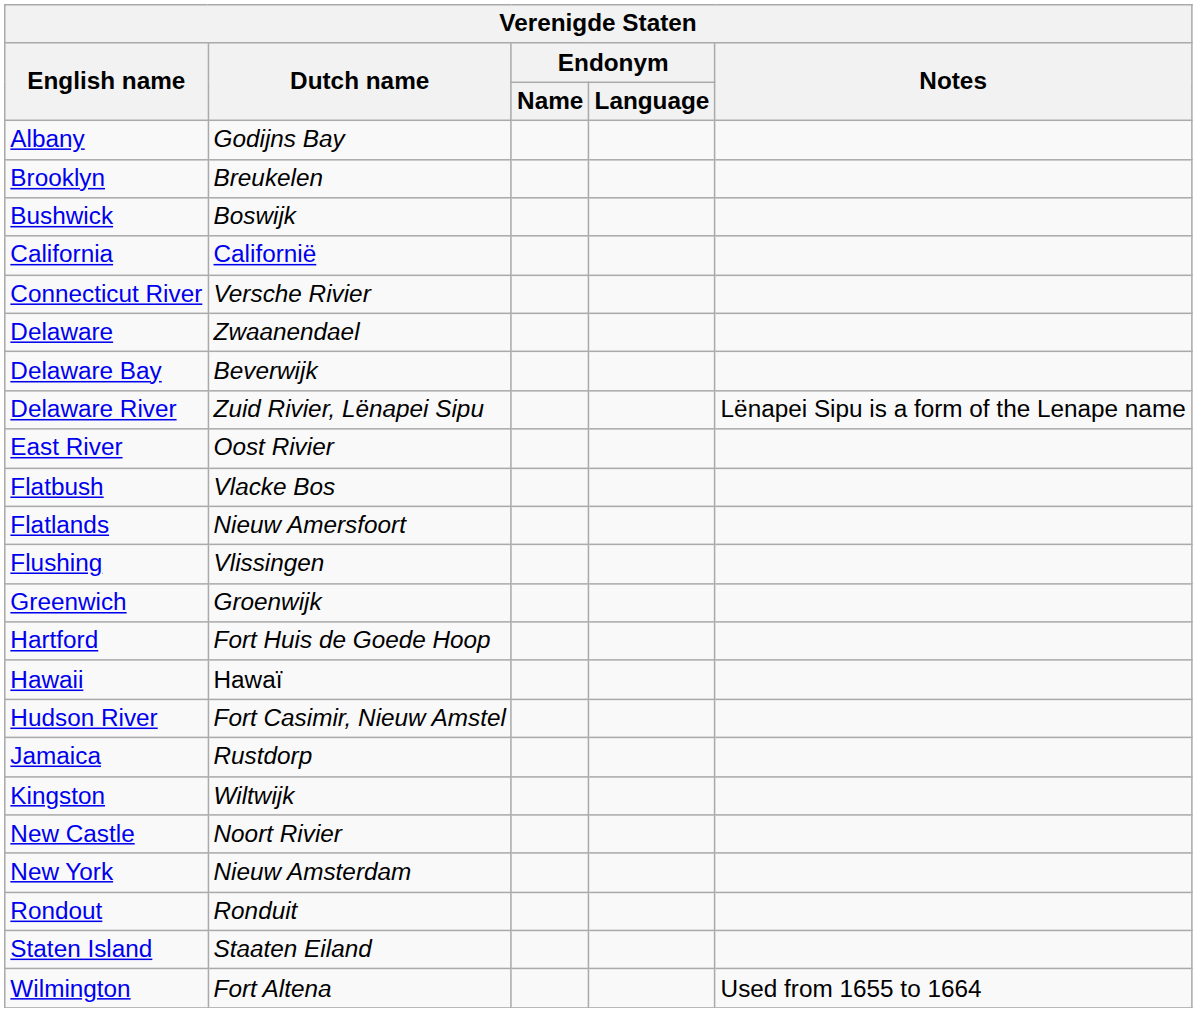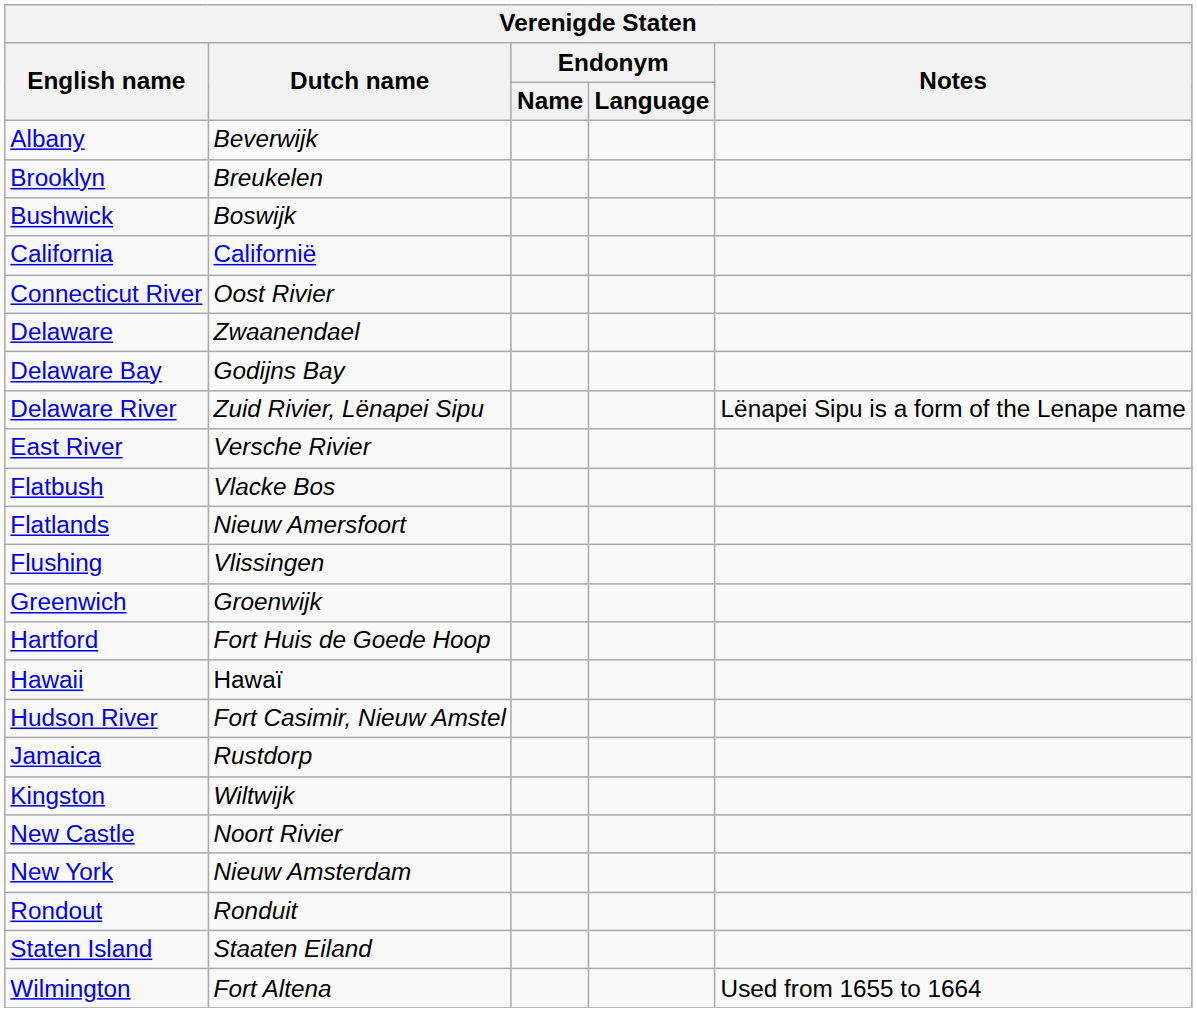(279, 139) Godijns Bay -> (266, 139) Beverwijk
(292, 293) Versche Rivier -> (274, 293) Oost Rivier
(266, 370) Beverwijk -> (279, 370) Godijns Bay
(274, 448) Oost Rivier -> (292, 448) Versche Rivier
